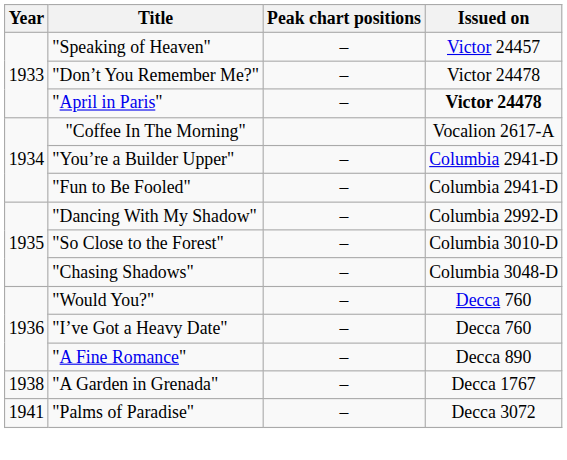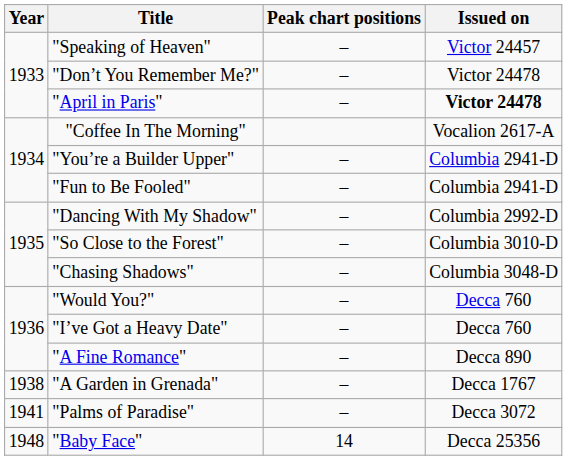+ row: (97, 441)
